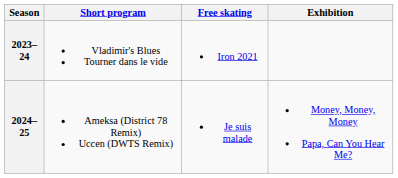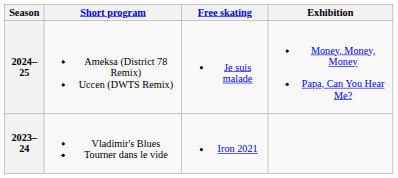rows swapped: (24, 50) <-> (24, 127)
